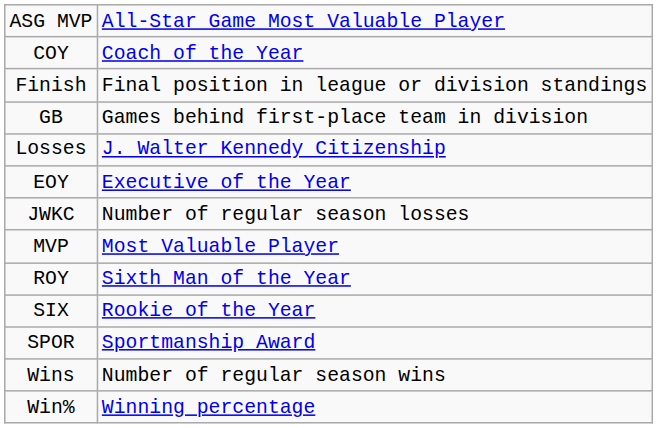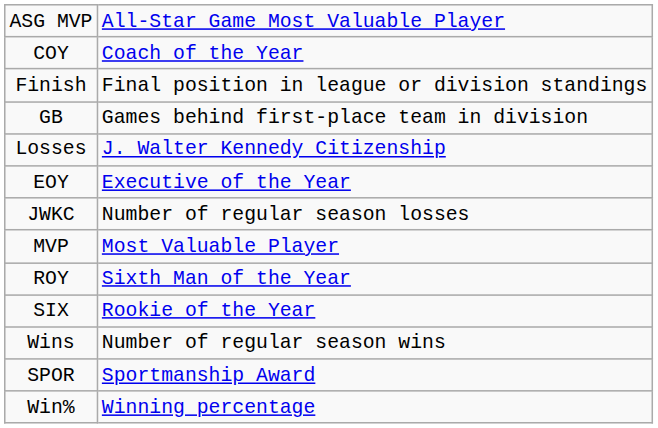rows swapped: (51, 343) <-> (51, 375)
